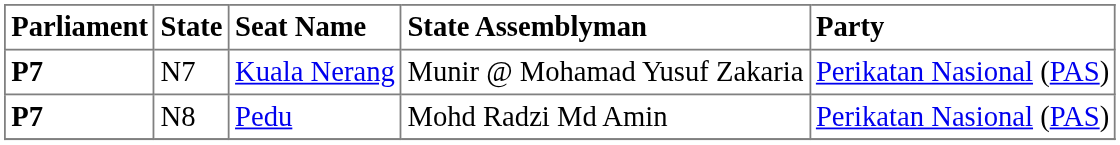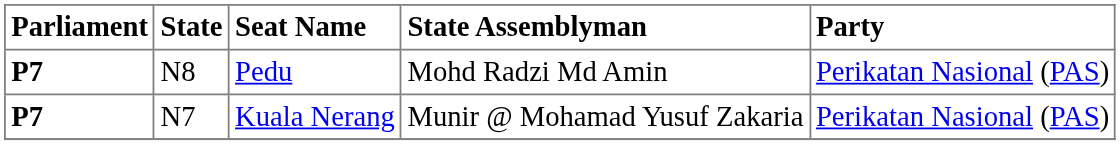rows swapped: (315, 71) <-> (264, 116)
